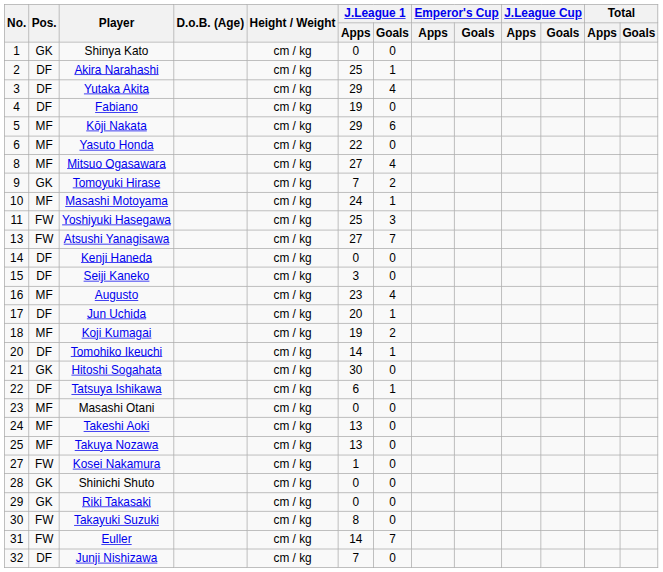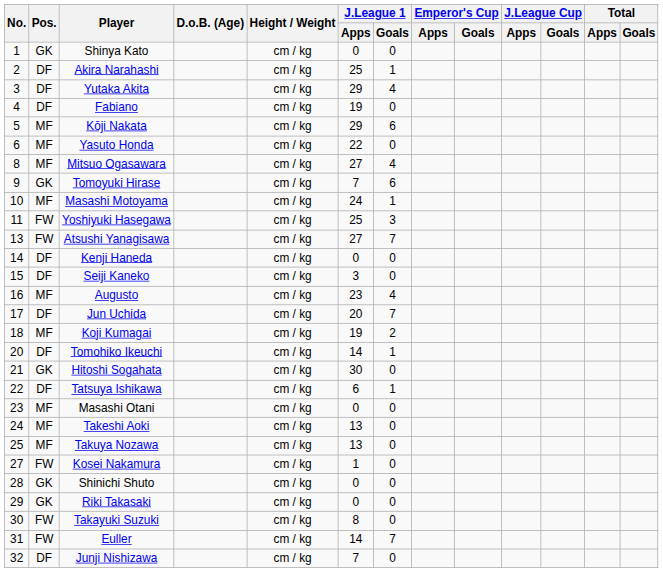(392, 182) 2 -> (392, 182) 6
(392, 314) 1 -> (392, 314) 7
